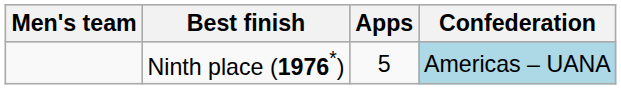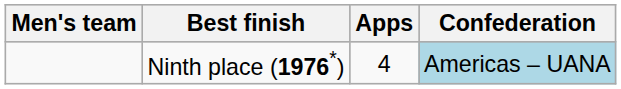(384, 63) 5 -> (384, 63) 4
